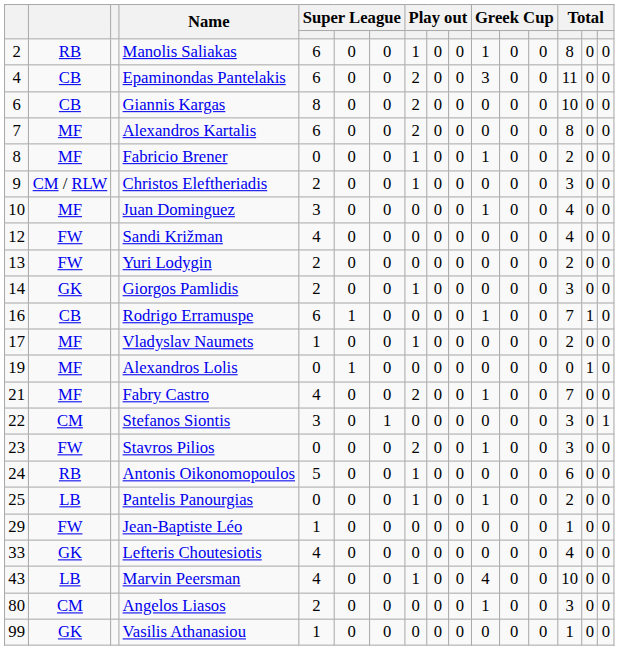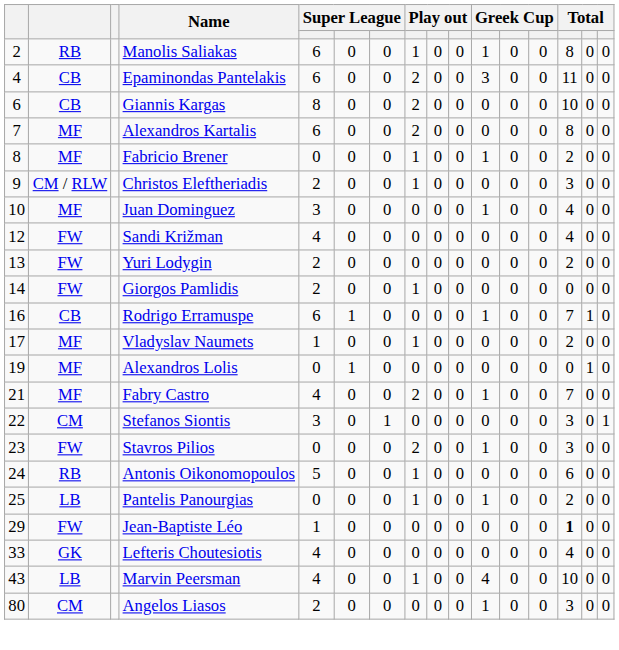(70, 289) GK -> (70, 289) FW
(570, 289) 3 -> (570, 289) 0
(570, 526) normal -> (570, 526) bold
- row: (184, 632)
